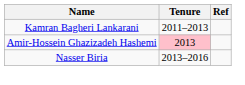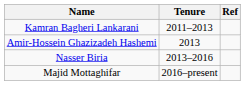(185, 42) pink background -> (189, 42) no background
+ row: (82, 72)
